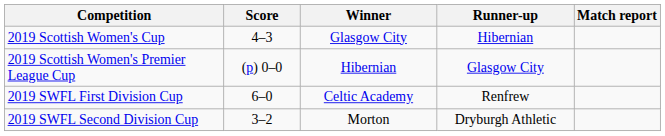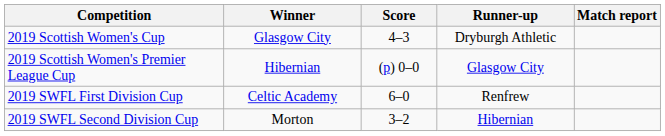columns swapped: (368, 15) <-> (262, 15)
(505, 37) Hibernian -> (505, 37) Dryburgh Athletic
(505, 119) Dryburgh Athletic -> (505, 119) Hibernian
